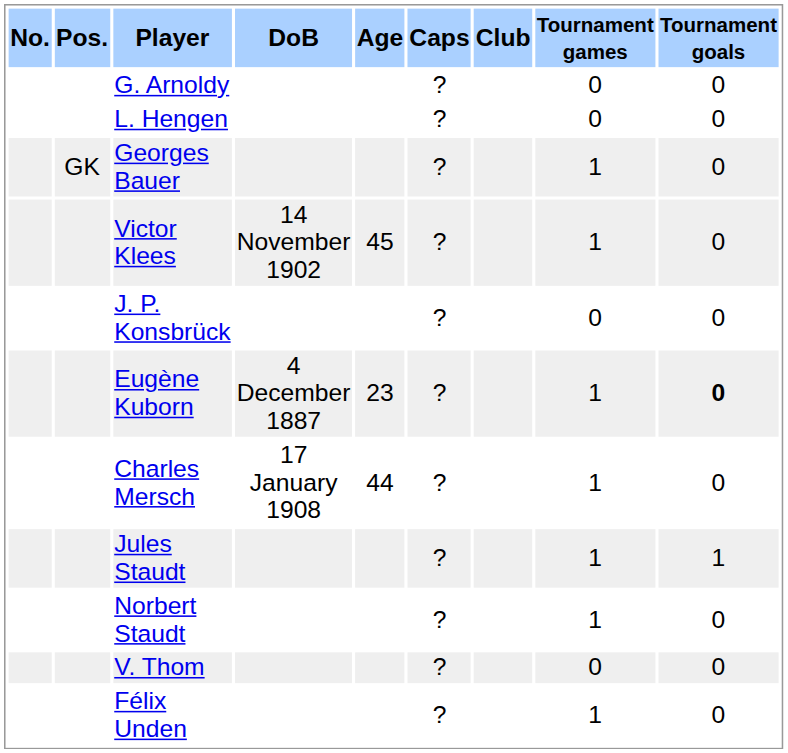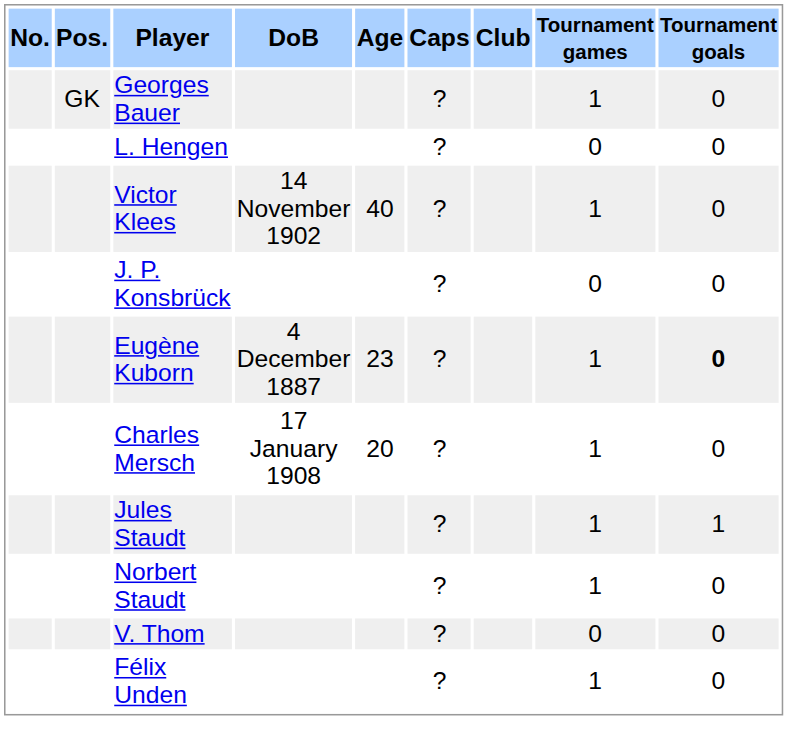- row: (172, 85)
rows swapped: (161, 166) <-> (171, 119)
(380, 242) 45 -> (380, 208) 40
(380, 482) 44 -> (380, 448) 20
